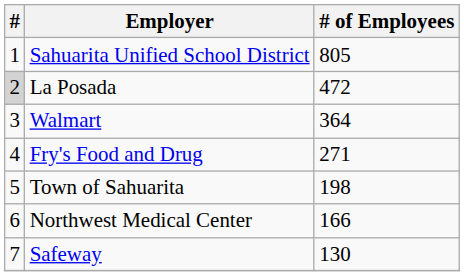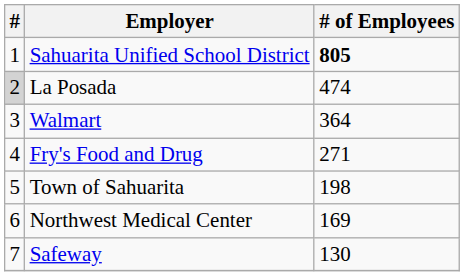(335, 54) normal -> (335, 54) bold
(335, 87) 472 -> (335, 87) 474
(335, 220) 166 -> (335, 220) 169
